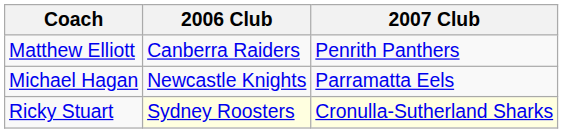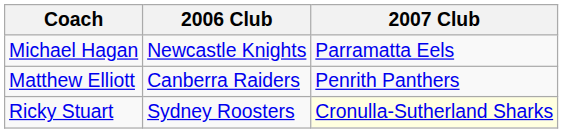rows swapped: (72, 50) <-> (74, 81)
(221, 111) lightyellow background -> (221, 111) no background
